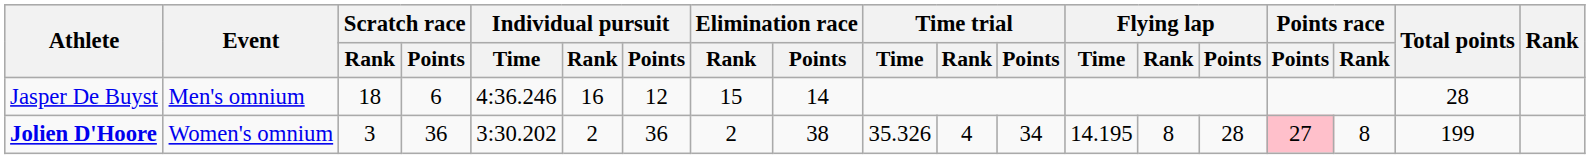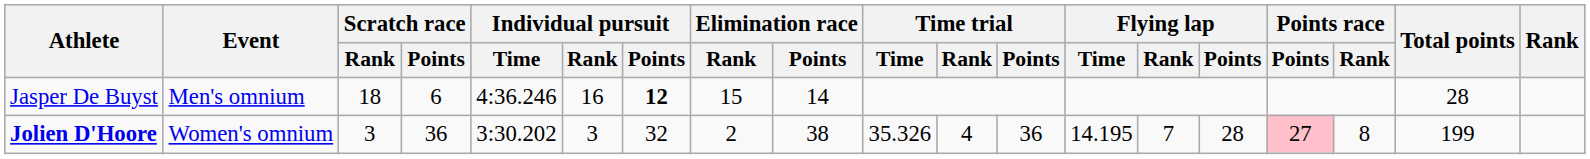(656, 96) normal -> (656, 96) bold
(592, 134) 2 -> (592, 134) 3
(656, 134) 36 -> (656, 134) 32
(1031, 134) 34 -> (1031, 134) 36
(1168, 134) 8 -> (1168, 134) 7
